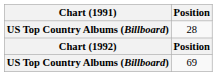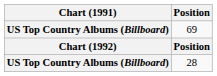rows swapped: (192, 63) <-> (192, 29)
